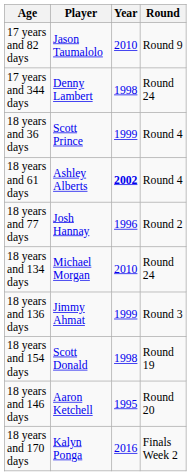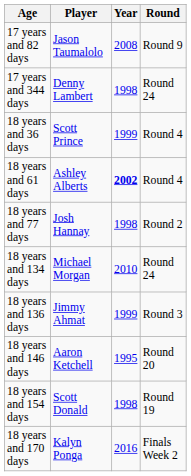(126, 45) 2010 -> (126, 45) 2008
(126, 224) 1996 -> (126, 224) 1998
rows swapped: (27, 403) <-> (27, 359)
